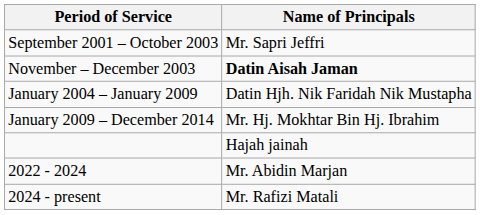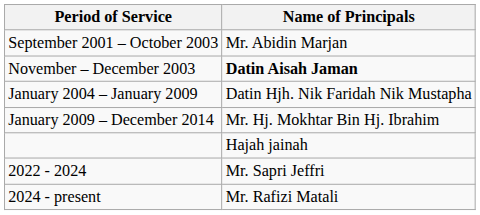(275, 42) Mr. Sapri Jeffri -> (287, 42) Mr. Abidin Marjan
(287, 171) Mr. Abidin Marjan -> (275, 171) Mr. Sapri Jeffri
